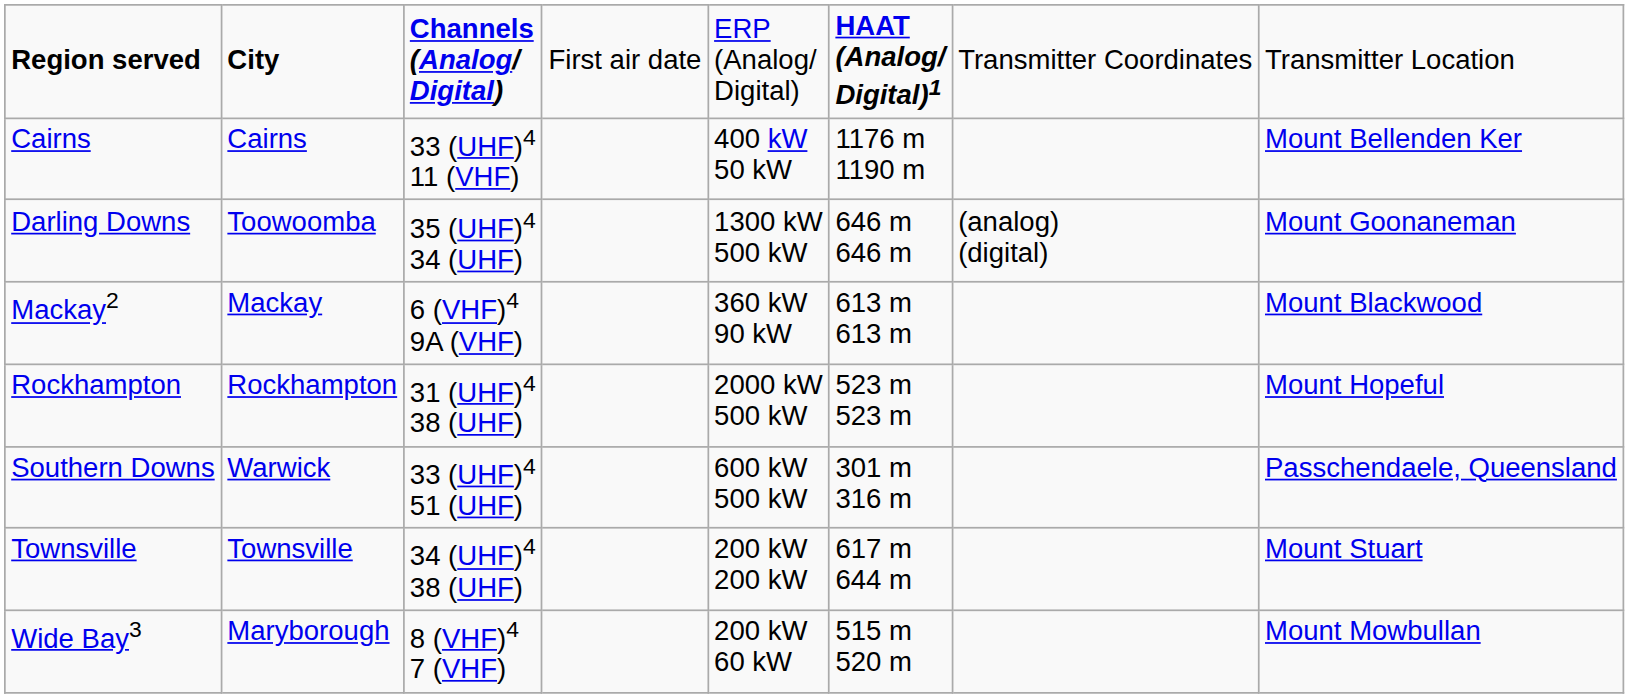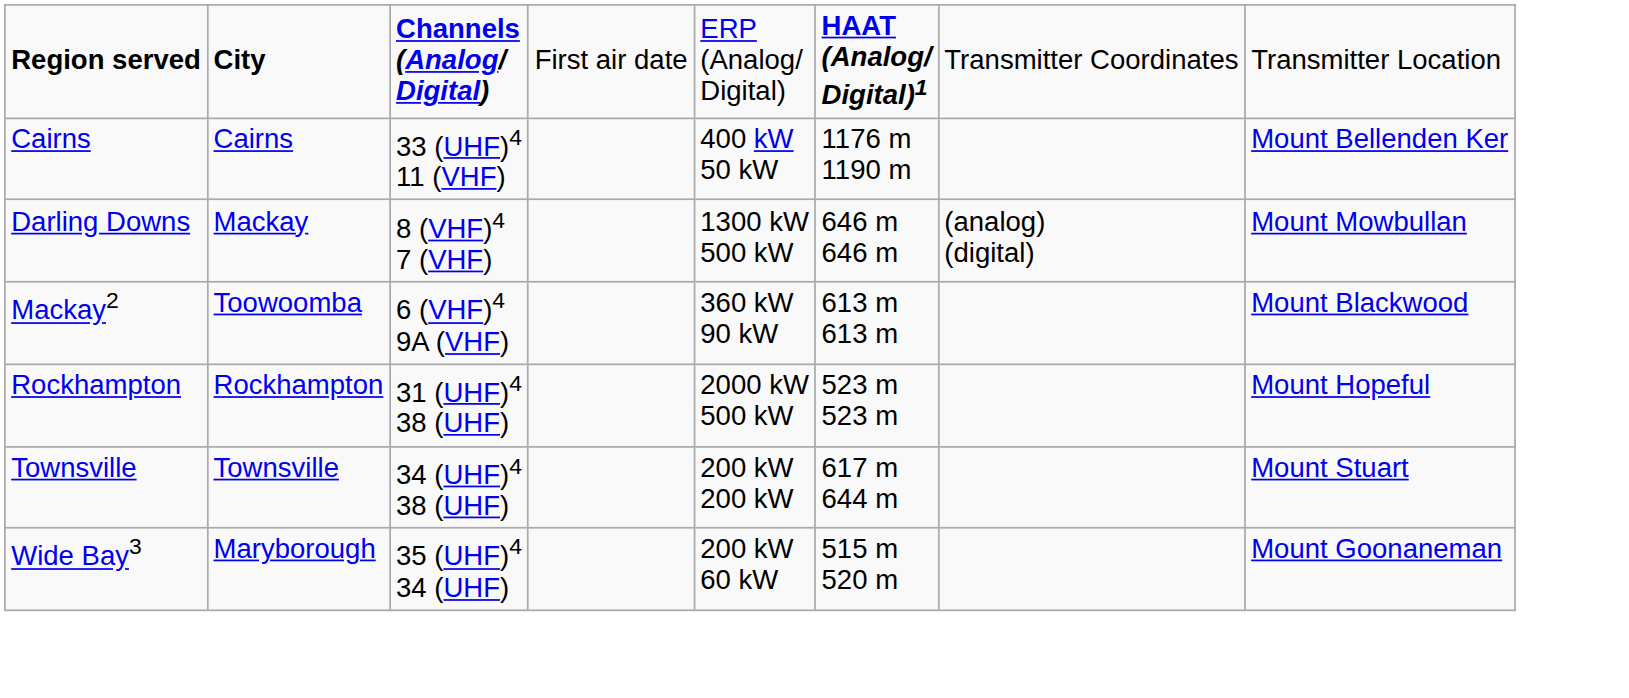(302, 221) Toowoomba -> (261, 221) Mackay
(473, 240) 35 (UHF)4 34 (UHF) -> (451, 240) 8 (VHF)4 7 (VHF)
(1390, 221) Mount Goonaneman -> (1359, 221) Mount Mowbullan
(275, 303) Mackay -> (288, 303) Toowoomba
- row: (113, 467)
(464, 650) 8 (VHF)4 7 (VHF) -> (459, 568) 35 (UHF)4 34 (UHF)
(1373, 631) Mount Mowbullan -> (1377, 549) Mount Goonaneman
